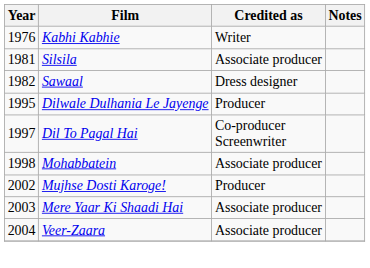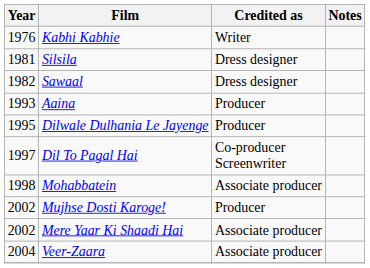(268, 59) Associate producer -> (256, 59) Dress designer
+ row: (59, 103)
(22, 207) 2003 -> (22, 229) 2002
